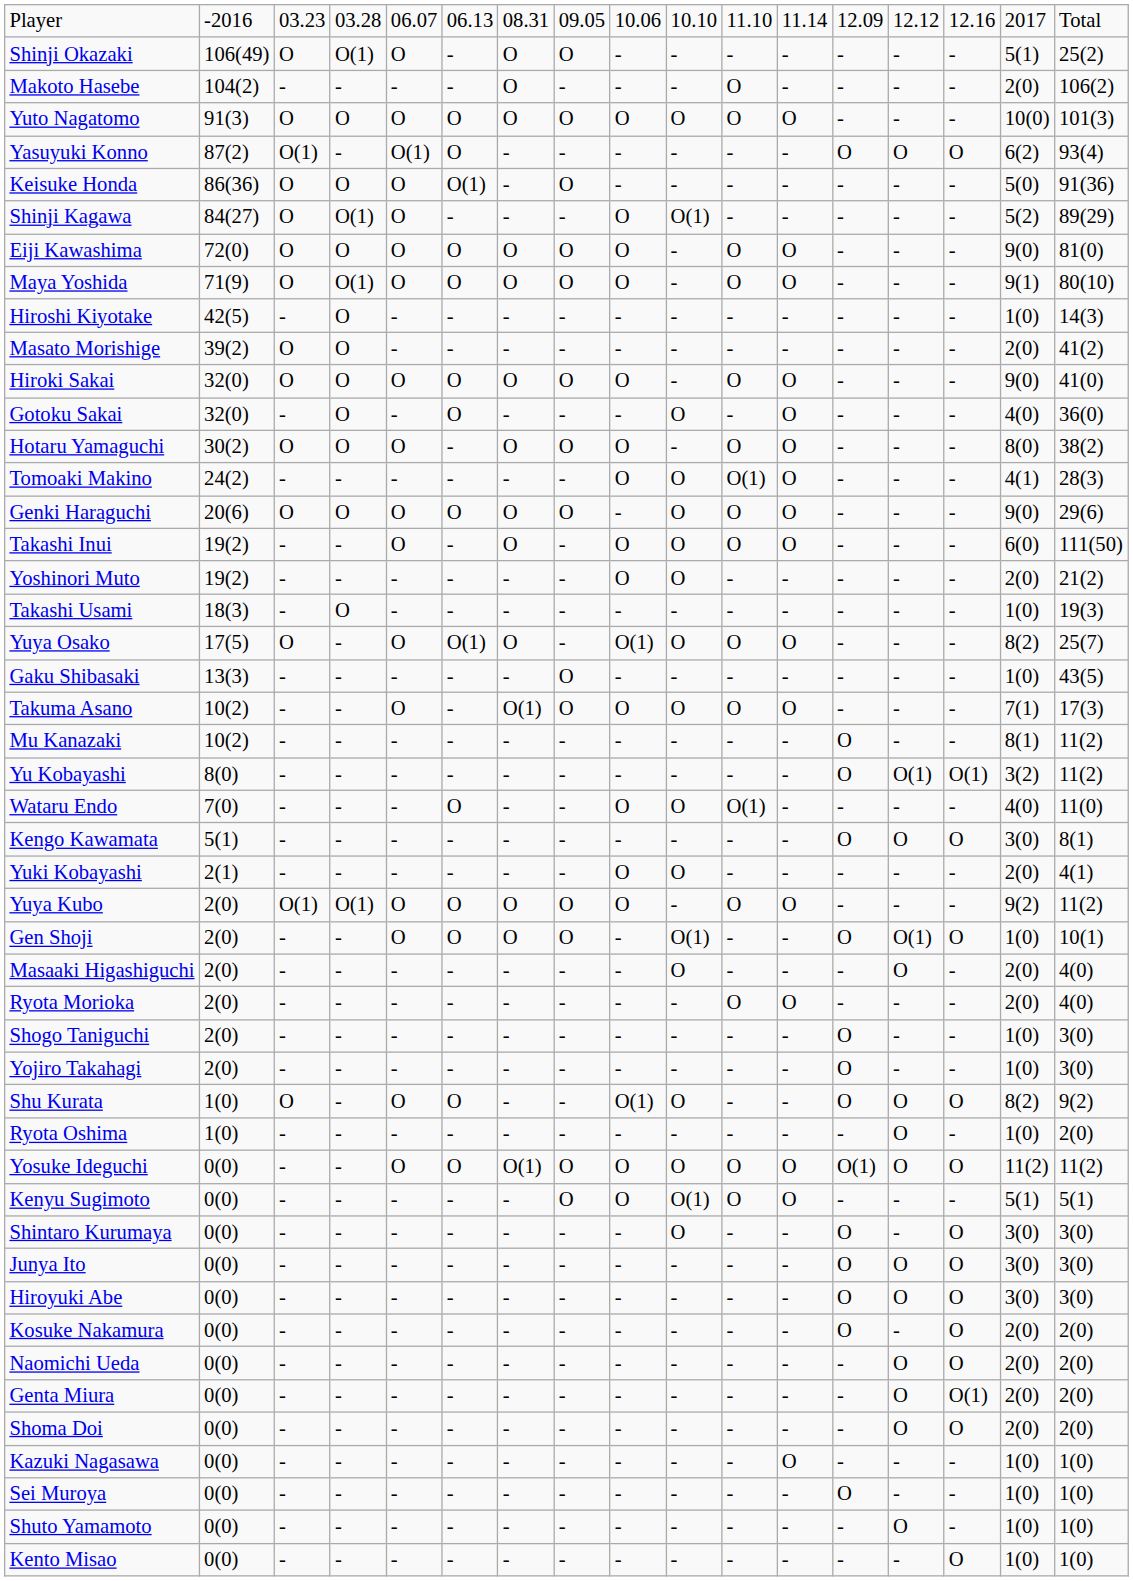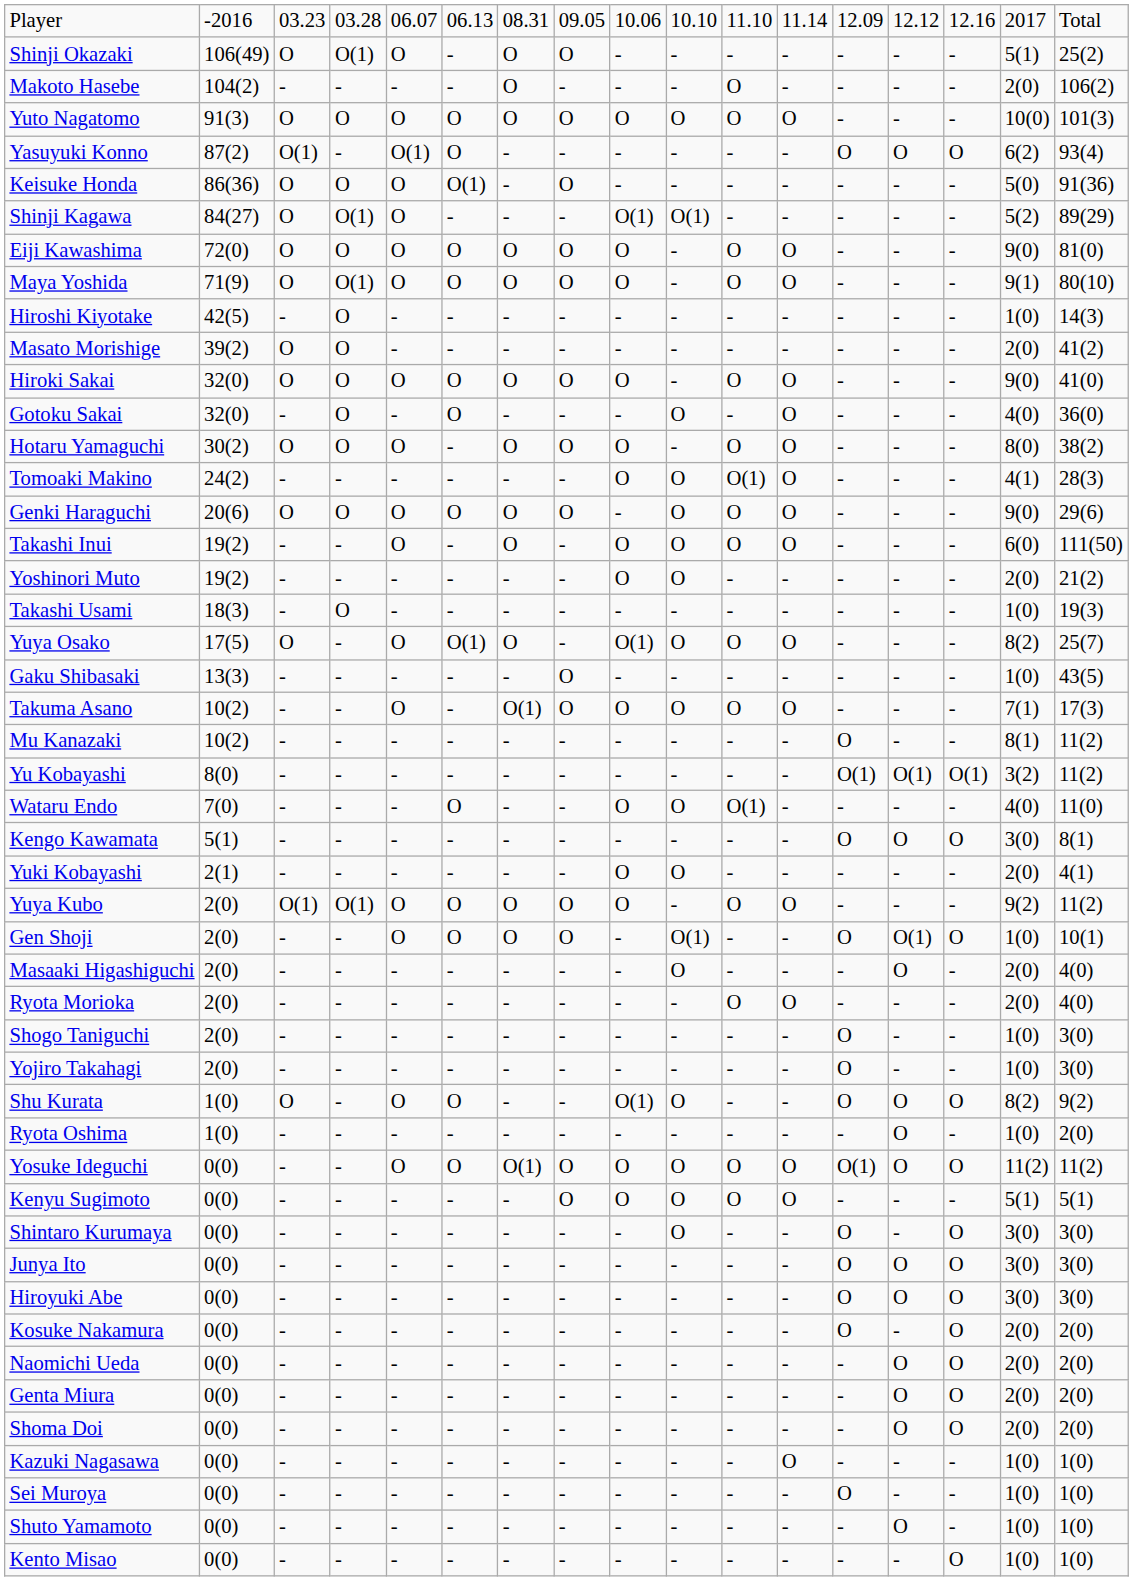(622, 217) O -> (634, 217) O(1)
(844, 773) O -> (856, 773) O(1)
(690, 1199) O(1) -> (678, 1199) O
(968, 1395) O(1) -> (956, 1395) O
